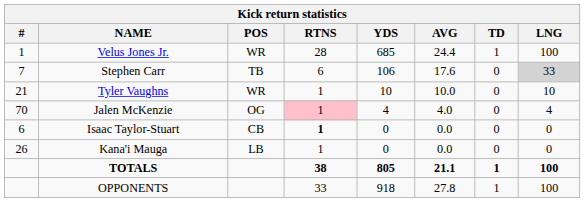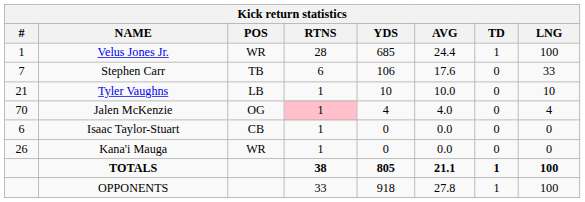(549, 71) lightgrey background -> (549, 71) no background
(256, 91) WR -> (256, 91) LB
(321, 129) bold -> (321, 129) normal
(256, 149) LB -> (256, 149) WR
